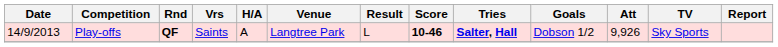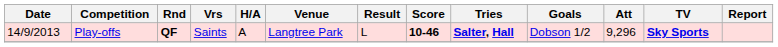(625, 32) 9,926 -> (621, 32) 9,296
(680, 32) normal -> (678, 32) bold
